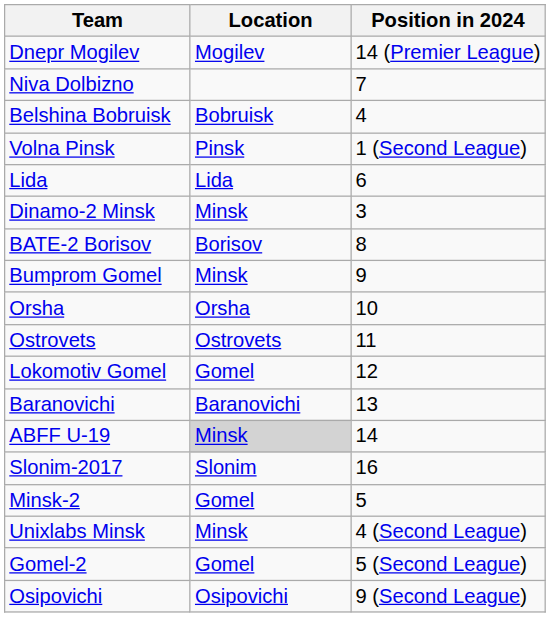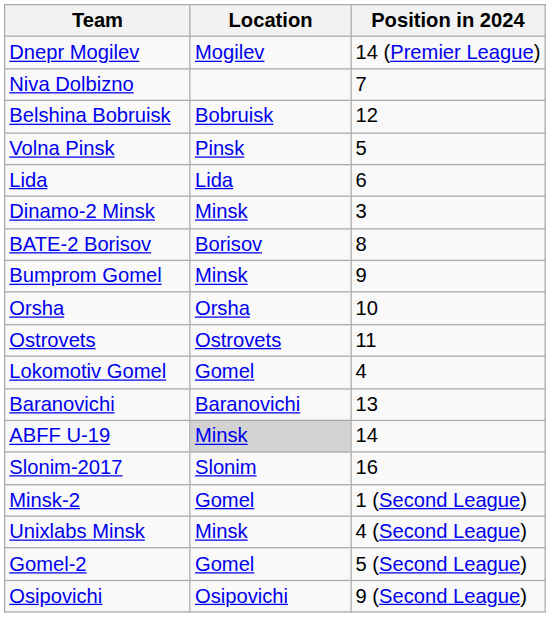(361, 116) 4 -> (367, 116) 12
(441, 148) 1 (Second League) -> (361, 148) 5
(367, 372) 12 -> (361, 372) 4
(361, 500) 5 -> (441, 500) 1 (Second League)
